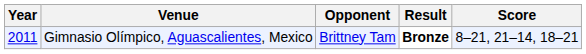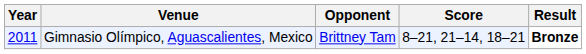columns swapped: (517, 16) <-> (426, 16)
